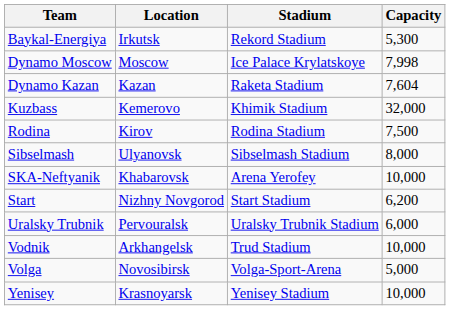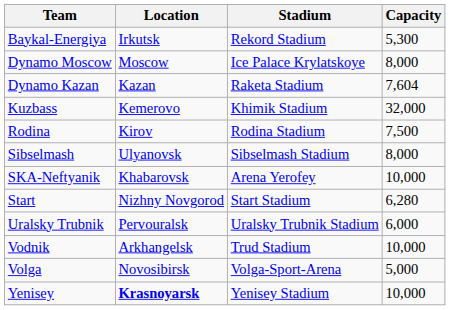(402, 62) 7,998 -> (402, 62) 8,000
(402, 200) 6,200 -> (402, 200) 6,280
(155, 293) normal -> (159, 293) bold
